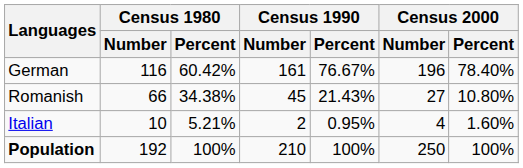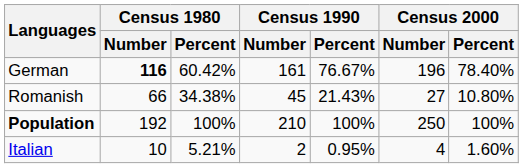(153, 70) normal -> (153, 70) bold
rows swapped: (31, 123) <-> (51, 149)
